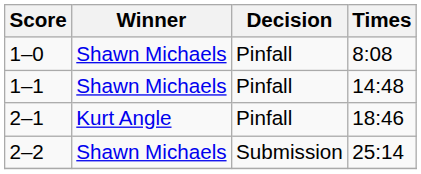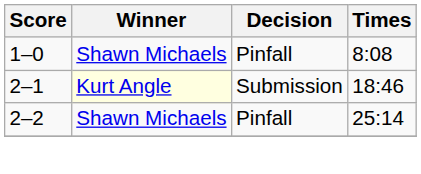- row: (27, 86)
(124, 119) no background -> (124, 86) lightyellow background
(264, 119) Pinfall -> (289, 86) Submission
(289, 151) Submission -> (264, 119) Pinfall
